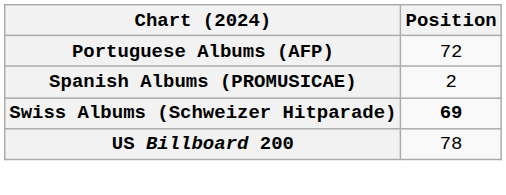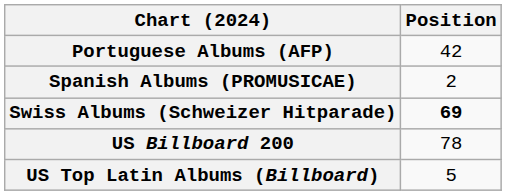(451, 51) 72 -> (451, 51) 42
+ row: (203, 175)
